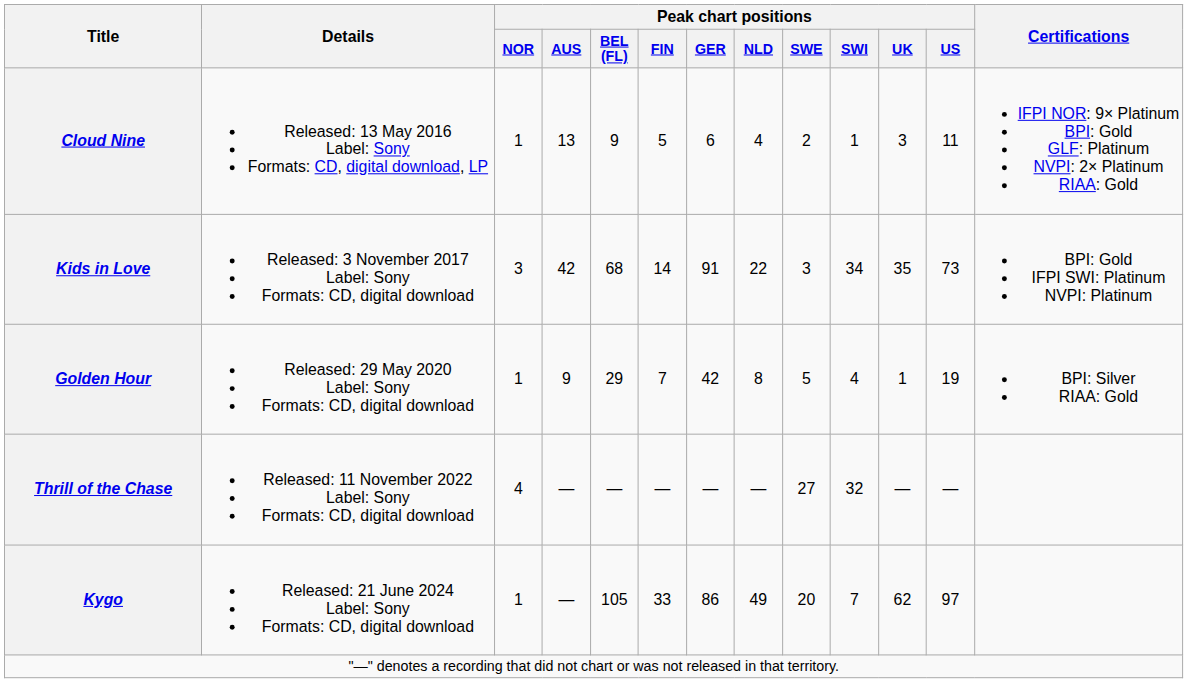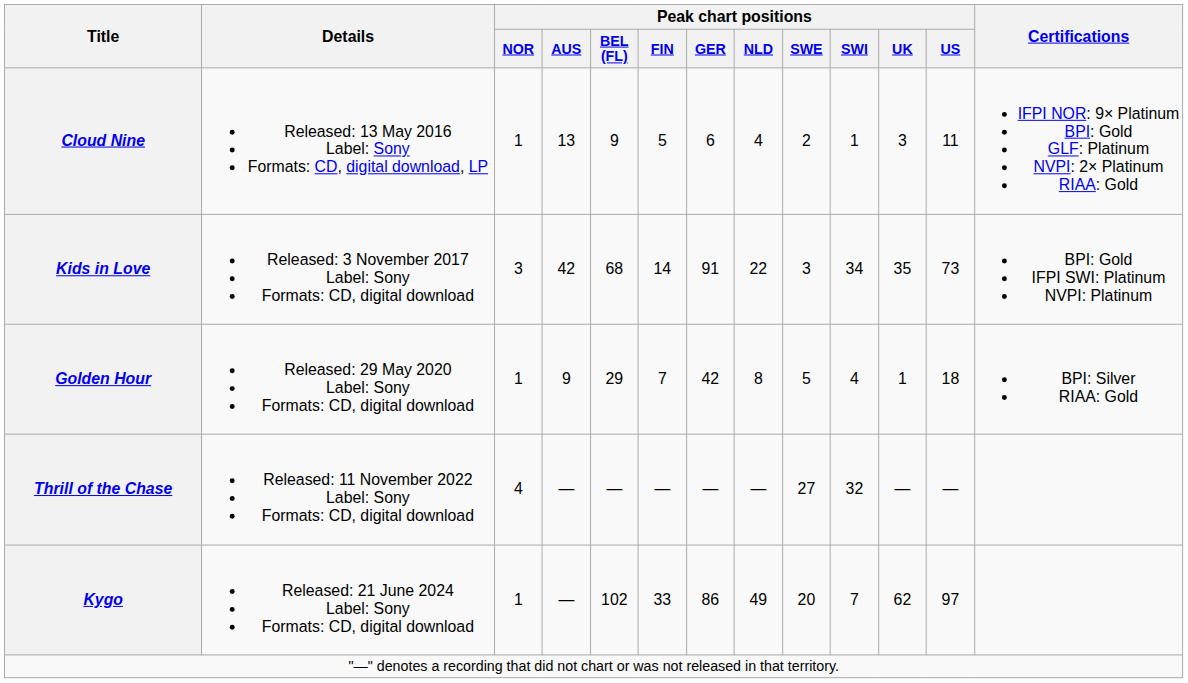(950, 379) 19 -> (950, 379) 18
(614, 599) 105 -> (614, 599) 102
